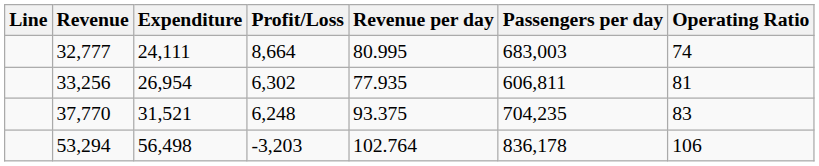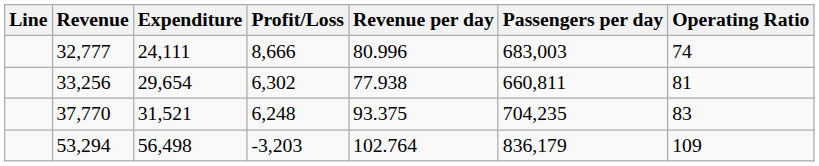(274, 51) 8,664 -> (274, 51) 8,666
(380, 51) 80.995 -> (380, 51) 80.996
(165, 82) 26,954 -> (165, 82) 29,654
(380, 82) 77.935 -> (380, 82) 77.938
(534, 82) 606,811 -> (534, 82) 660,811
(535, 144) 836,178 -> (535, 144) 836,179
(687, 144) 106 -> (687, 144) 109
